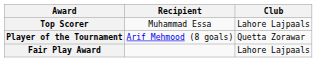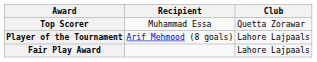(274, 24) Lahore Lajpaals -> (271, 24) Quetta Zorawar
(271, 37) Quetta Zorawar -> (274, 37) Lahore Lajpaals
